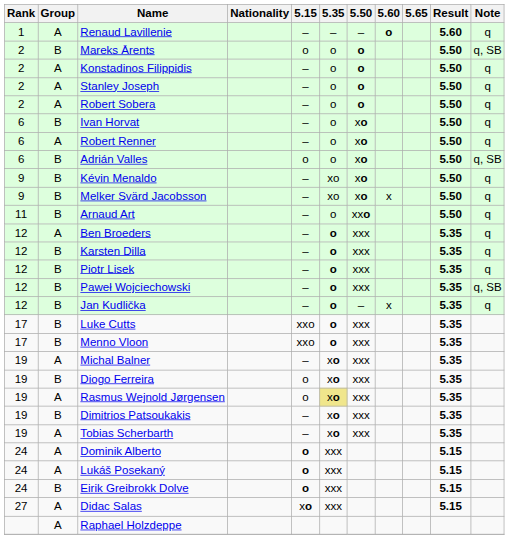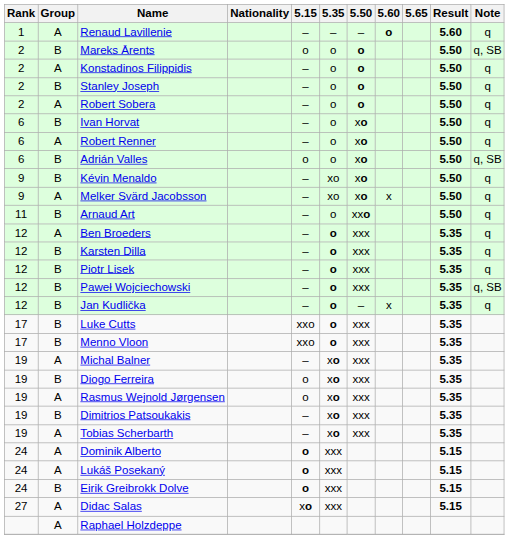(58, 86) A -> (58, 86) B
(58, 196) B -> (58, 196) A
(333, 397) khaki background -> (333, 397) no background
